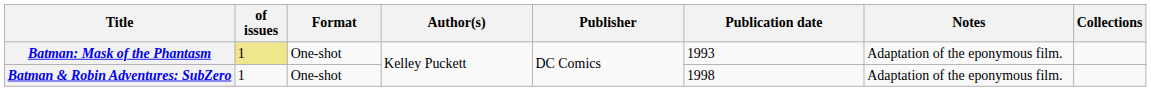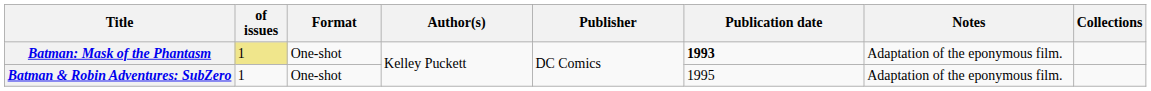(701, 53) normal -> (701, 53) bold
(701, 75) 1998 -> (701, 75) 1995
